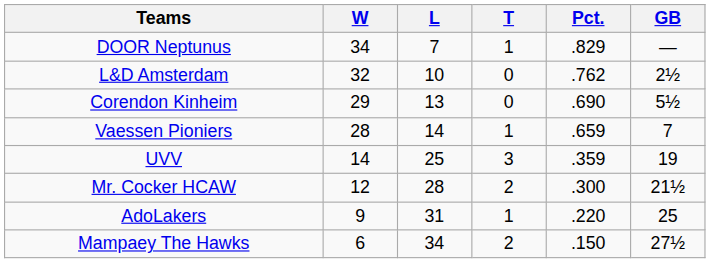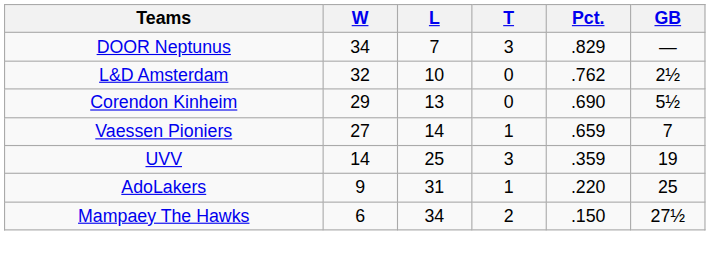(509, 46) 1 -> (509, 46) 3
(360, 131) 28 -> (360, 131) 27
- row: (164, 187)
